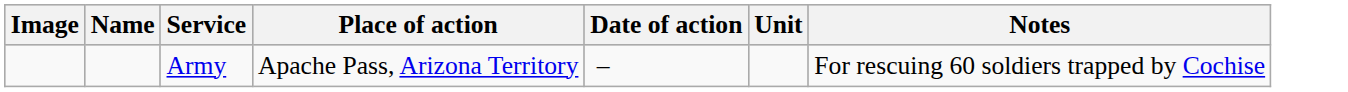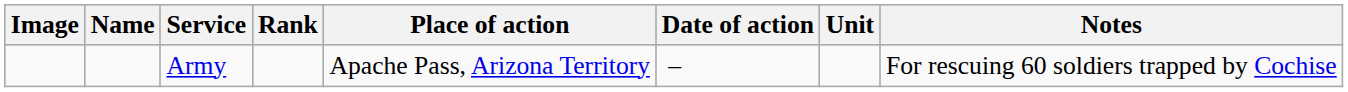+ column: (288, 24)
